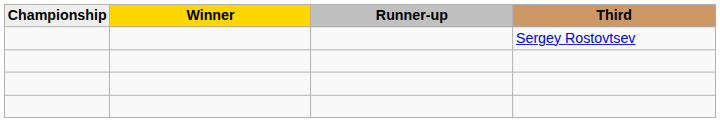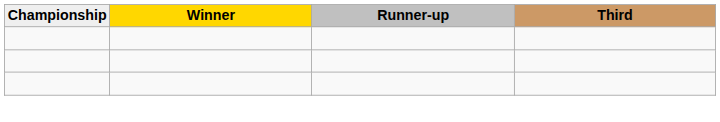- row: (57, 38)
